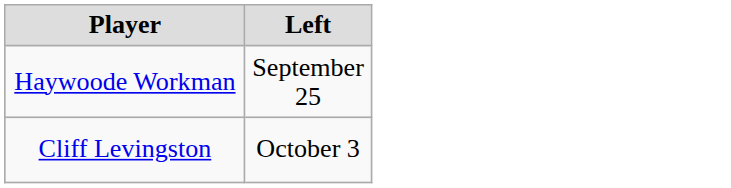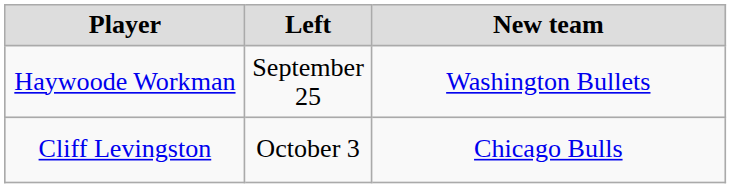+ column: (548, 25)
